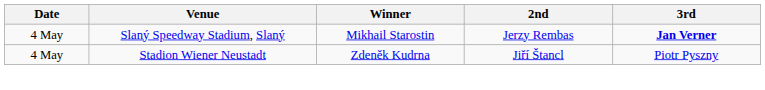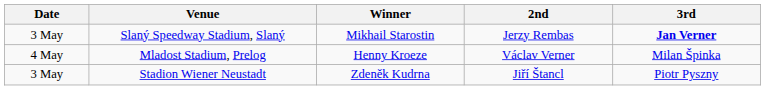(47, 34) 4 May -> (47, 34) 3 May
+ row: (203, 54)
(47, 54) 4 May -> (47, 74) 3 May
